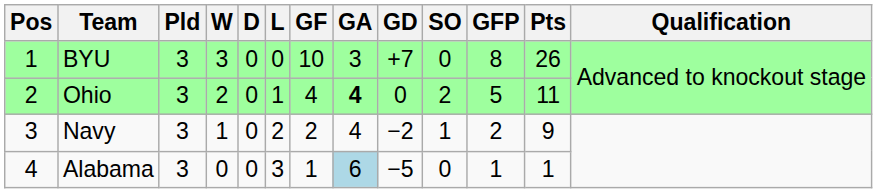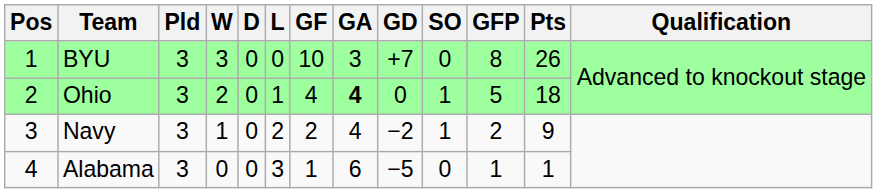(445, 95) 2 -> (445, 95) 1
(548, 95) 11 -> (548, 95) 18
(355, 168) lightblue background -> (355, 168) no background
